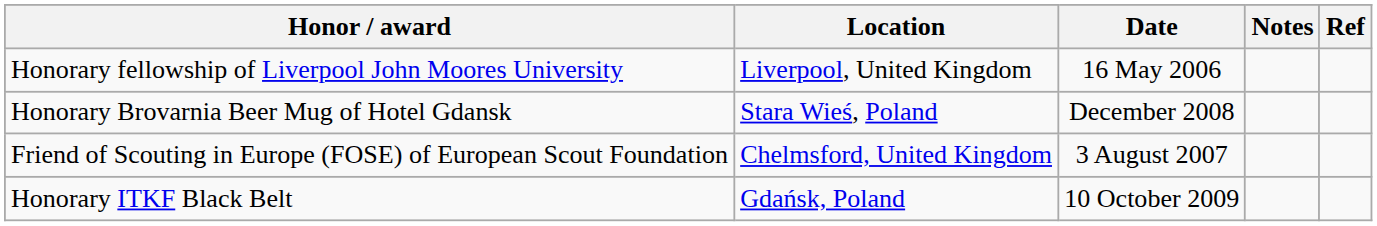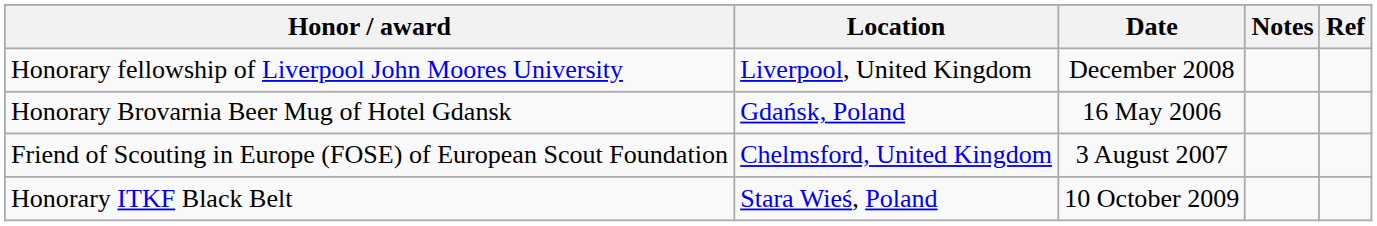(1152, 69) 16 May 2006 -> (1152, 69) December 2008
(839, 112) Stara Wieś, Poland -> (823, 112) Gdańsk, Poland
(1152, 112) December 2008 -> (1152, 112) 16 May 2006
(823, 198) Gdańsk, Poland -> (839, 198) Stara Wieś, Poland
